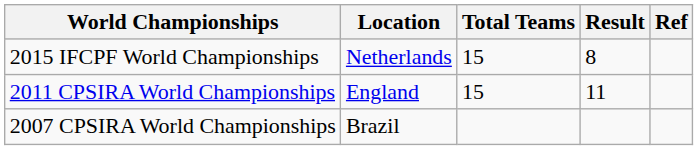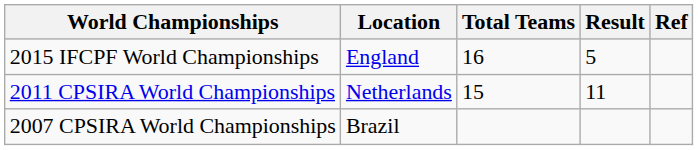(399, 56) Netherlands -> (382, 56) England
(473, 56) 15 -> (473, 56) 16
(591, 56) 8 -> (591, 56) 5
(382, 91) England -> (399, 91) Netherlands
